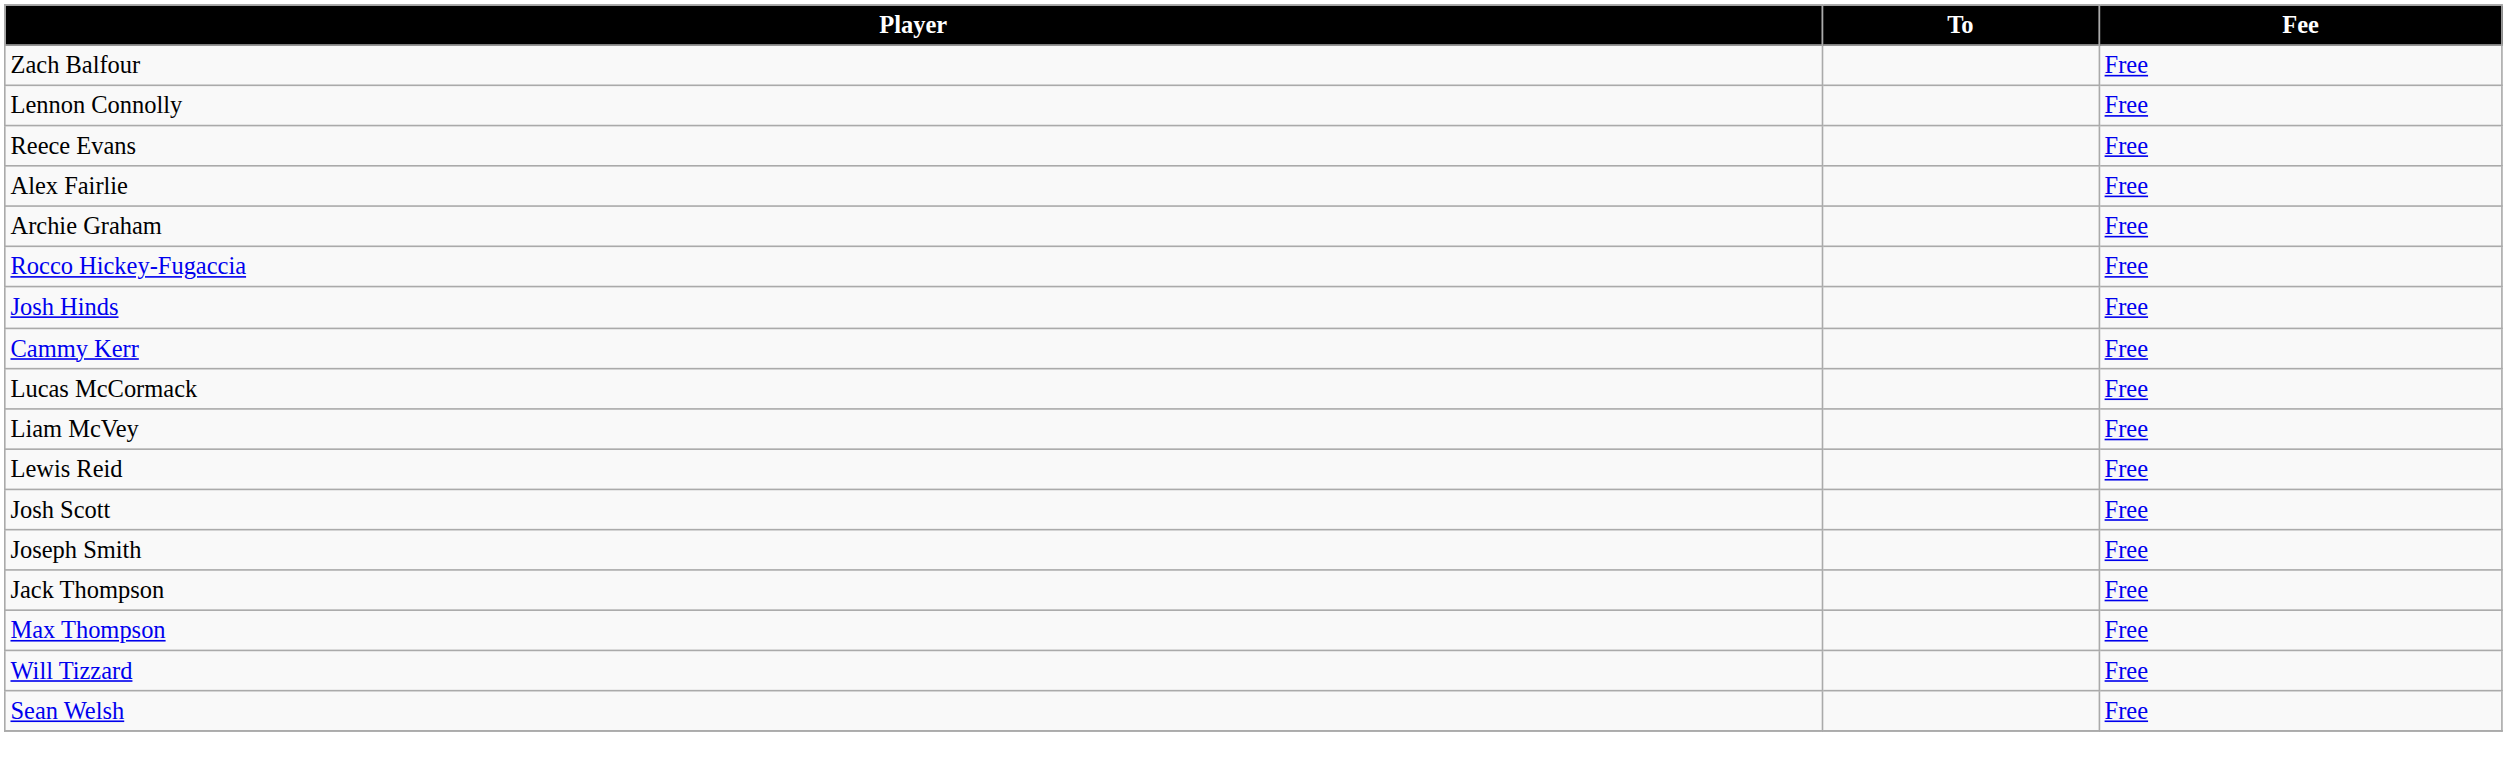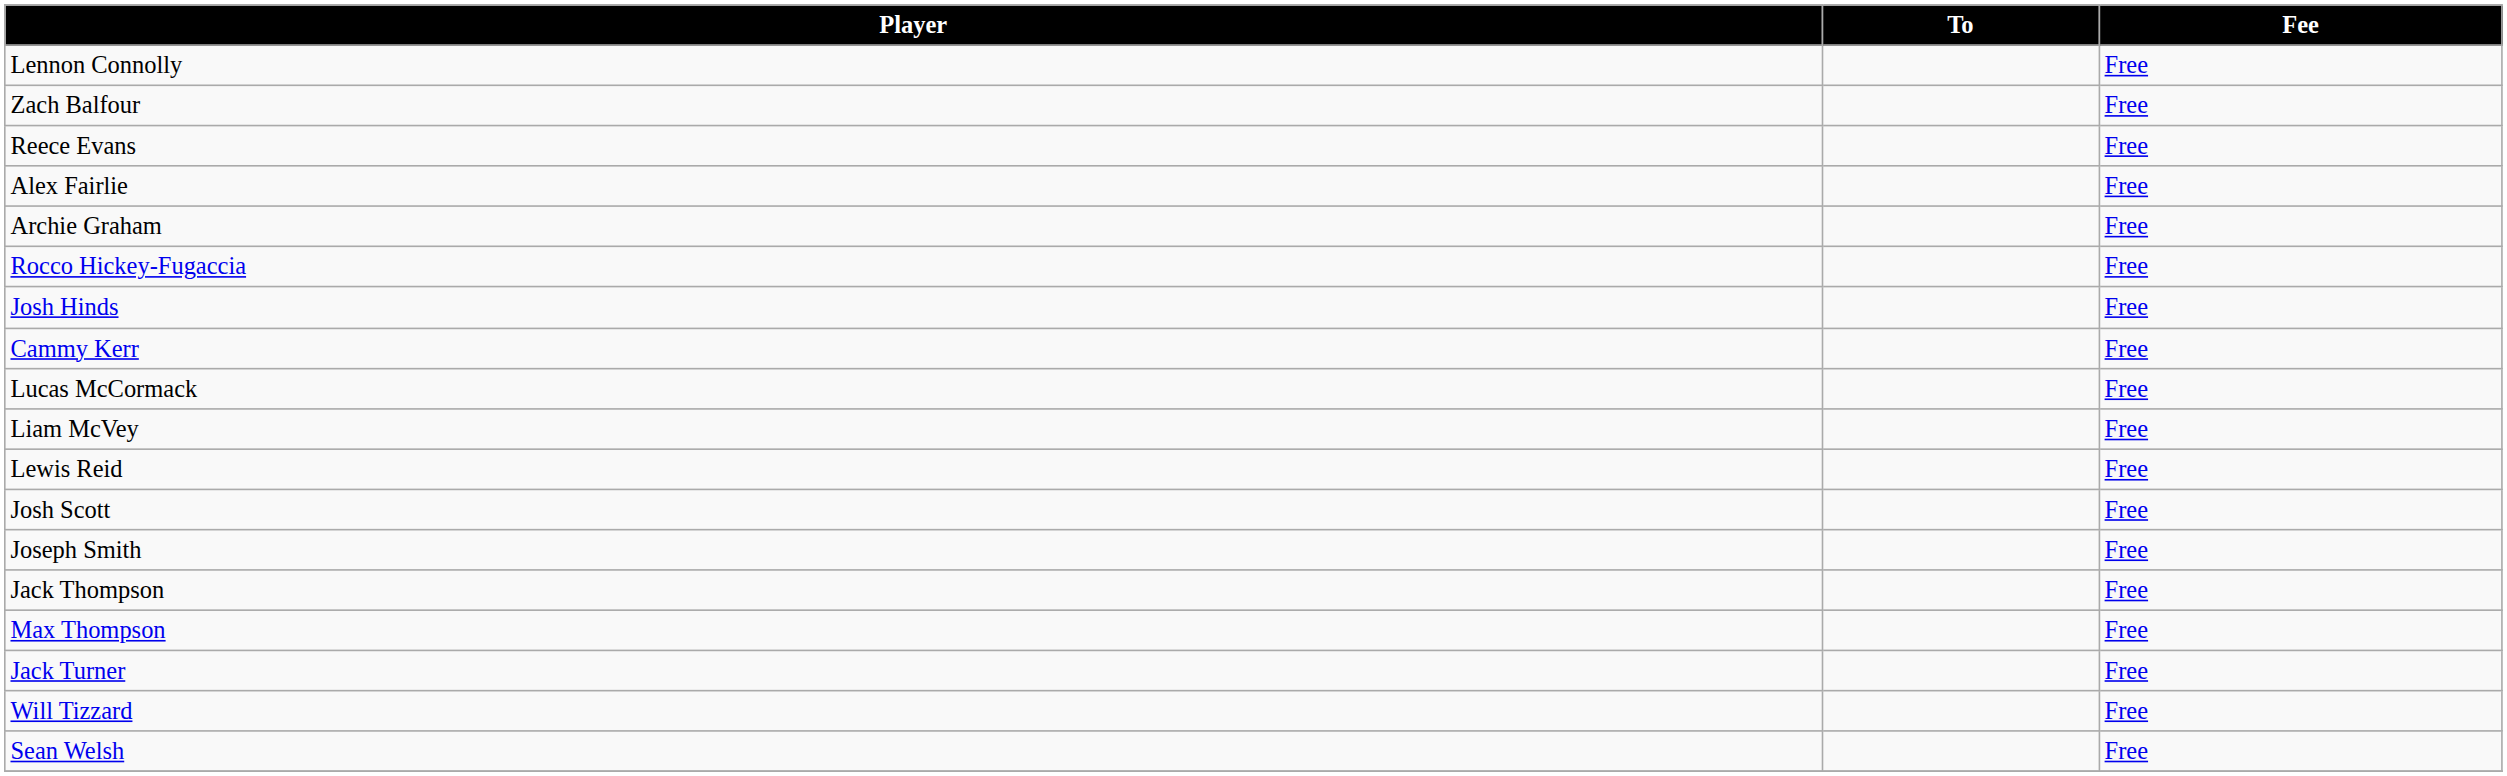rows swapped: (75, 65) <-> (96, 105)
+ row: (68, 670)
